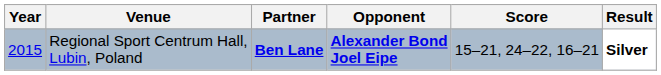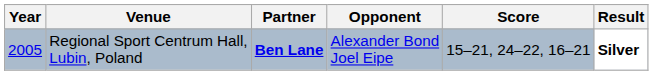(25, 50) 2015 -> (25, 50) 2005
(389, 50) bold -> (385, 50) normal
